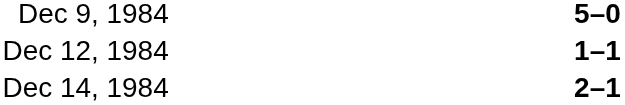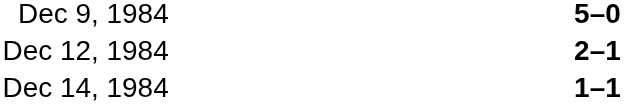(597, 50) 1–1 -> (597, 50) 2–1
(597, 87) 2–1 -> (597, 87) 1–1
